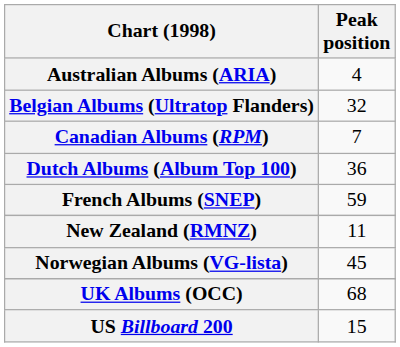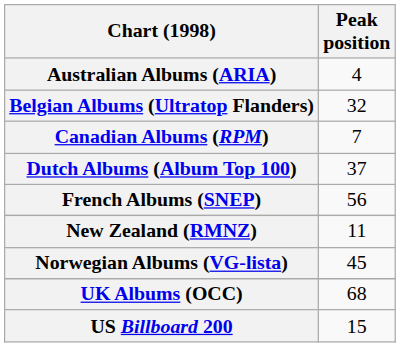(357, 168) 36 -> (357, 168) 37
(357, 199) 59 -> (357, 199) 56
